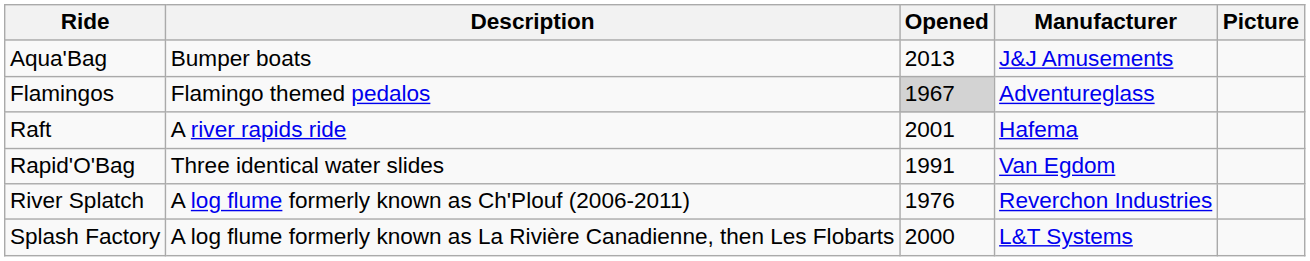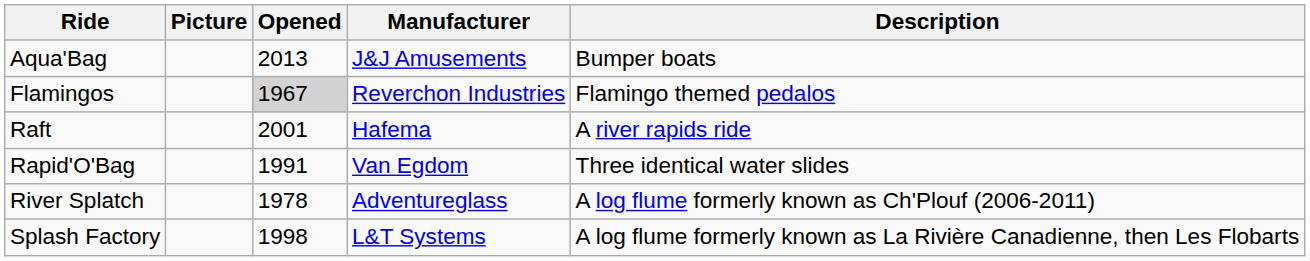columns swapped: (1261, 22) <-> (533, 22)
(1077, 93) Adventureglass -> (459, 93) Reverchon Industries
(930, 201) 1976 -> (283, 201) 1978
(1106, 201) Reverchon Industries -> (430, 201) Adventureglass
(930, 237) 2000 -> (283, 237) 1998
